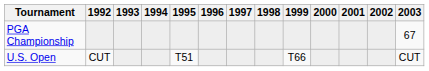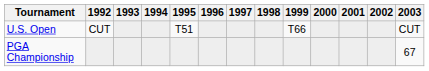rows swapped: (31, 58) <-> (40, 35)
